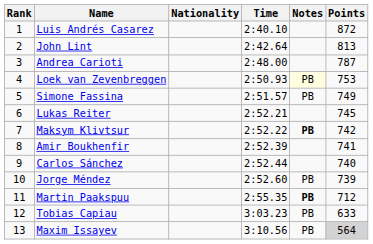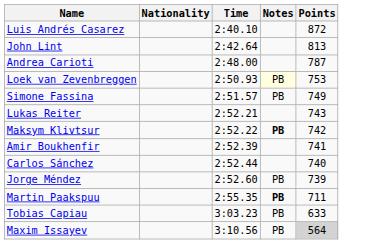- column: (19, 13)
(347, 113) 745 -> (317, 113) 743
(347, 197) 712 -> (317, 197) 711
